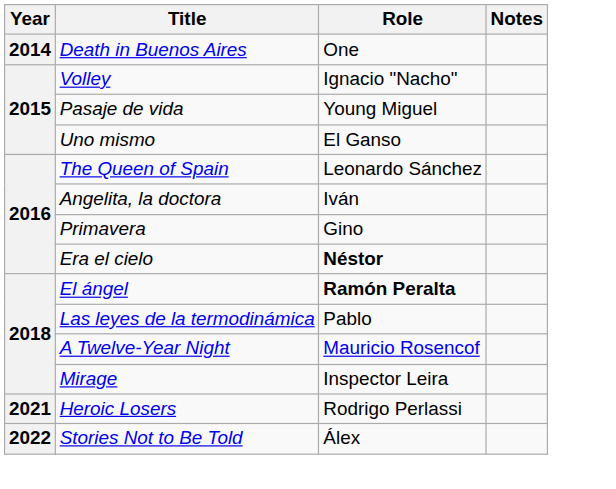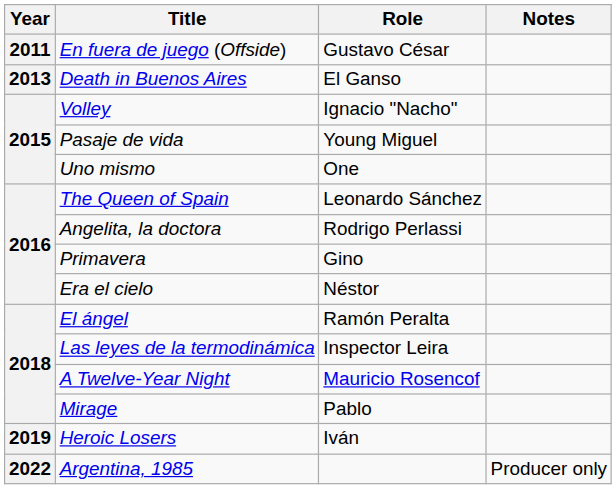+ row: (173, 49)
(30, 49) 2014 -> (30, 79) 2013
(341, 49) One -> (362, 79) El Ganso
(362, 139) El Ganso -> (341, 169) One
(341, 199) Iván -> (393, 229) Rodrigo Perlassi
(353, 259) bold -> (351, 288) normal
(389, 288) bold -> (386, 318) normal
(347, 318) Pablo -> (386, 348) Inspector Leira
(386, 378) Inspector Leira -> (347, 408) Pablo
(30, 408) 2021 -> (30, 438) 2019
(393, 408) Rodrigo Perlassi -> (341, 438) Iván
- row: (151, 438)
+ row: (126, 468)
